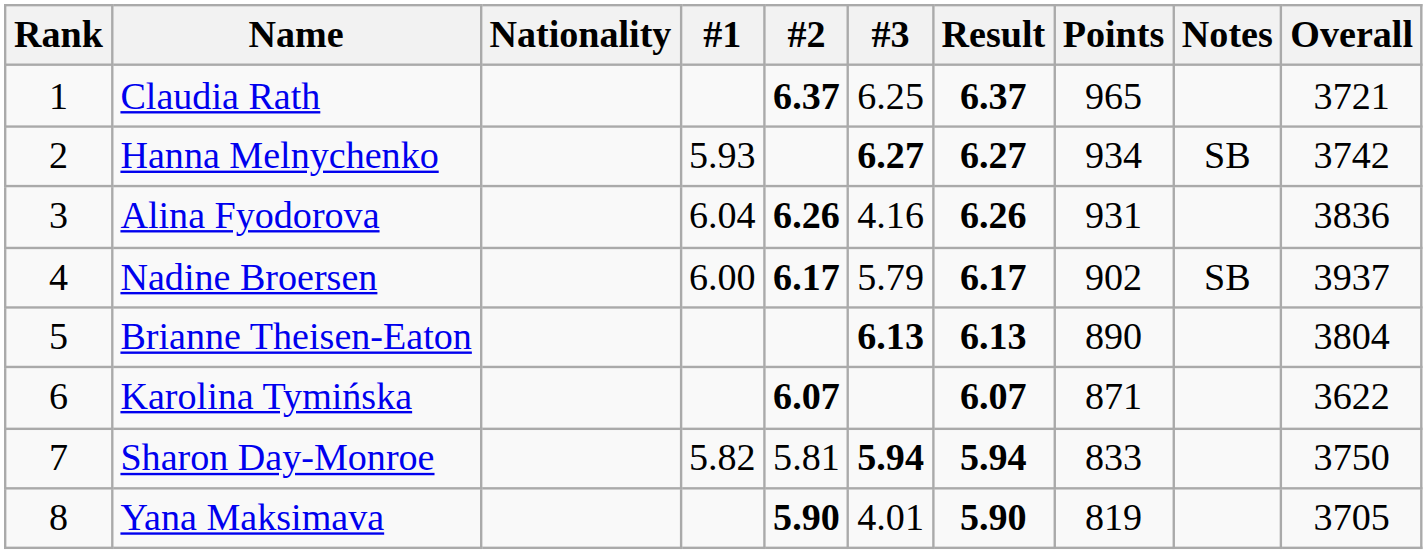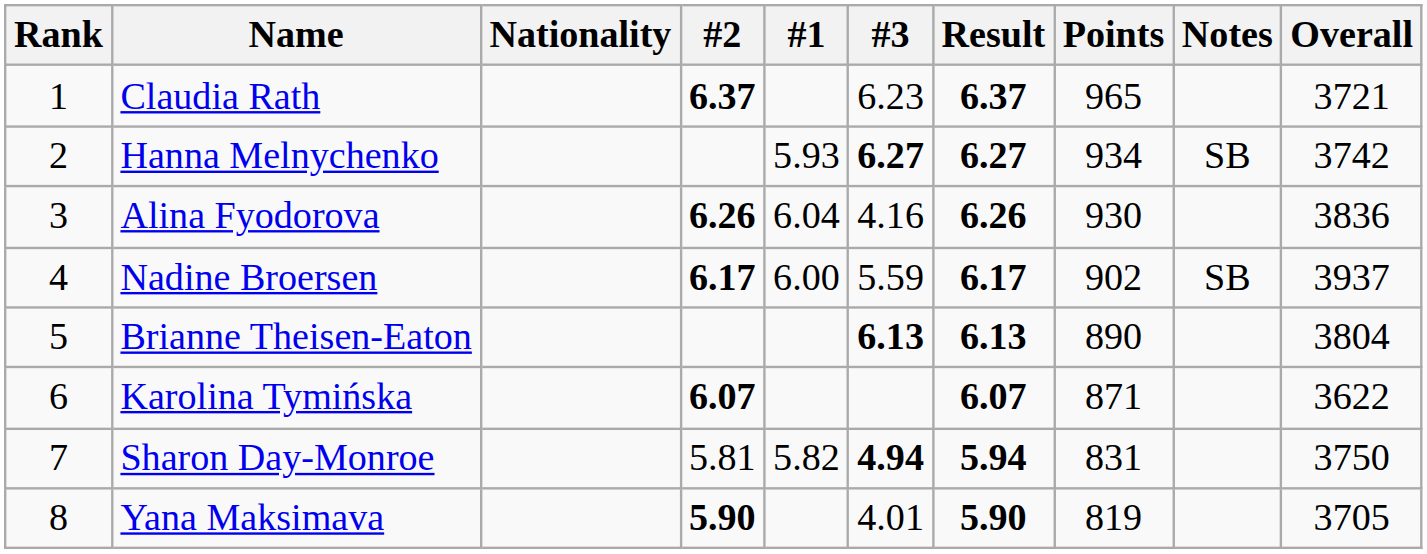columns swapped: (722, 34) <-> (806, 34)
(891, 95) 6.25 -> (891, 95) 6.23
(1113, 215) 931 -> (1113, 215) 930
(891, 276) 5.79 -> (891, 276) 5.59
(891, 457) 5.94 -> (891, 457) 4.94
(1113, 457) 833 -> (1113, 457) 831
